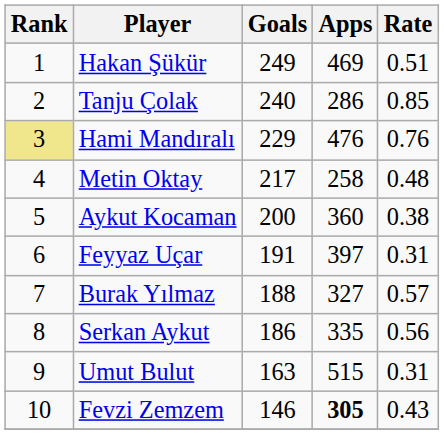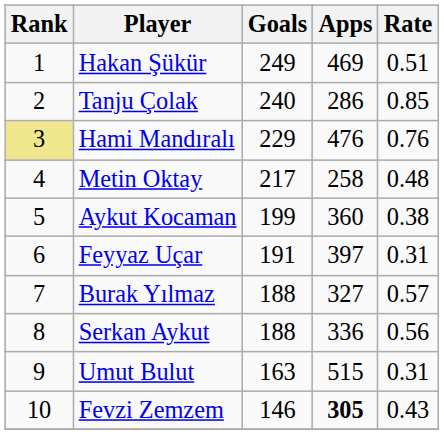(277, 216) 200 -> (277, 216) 199
(277, 332) 186 -> (277, 332) 188
(345, 332) 335 -> (345, 332) 336
